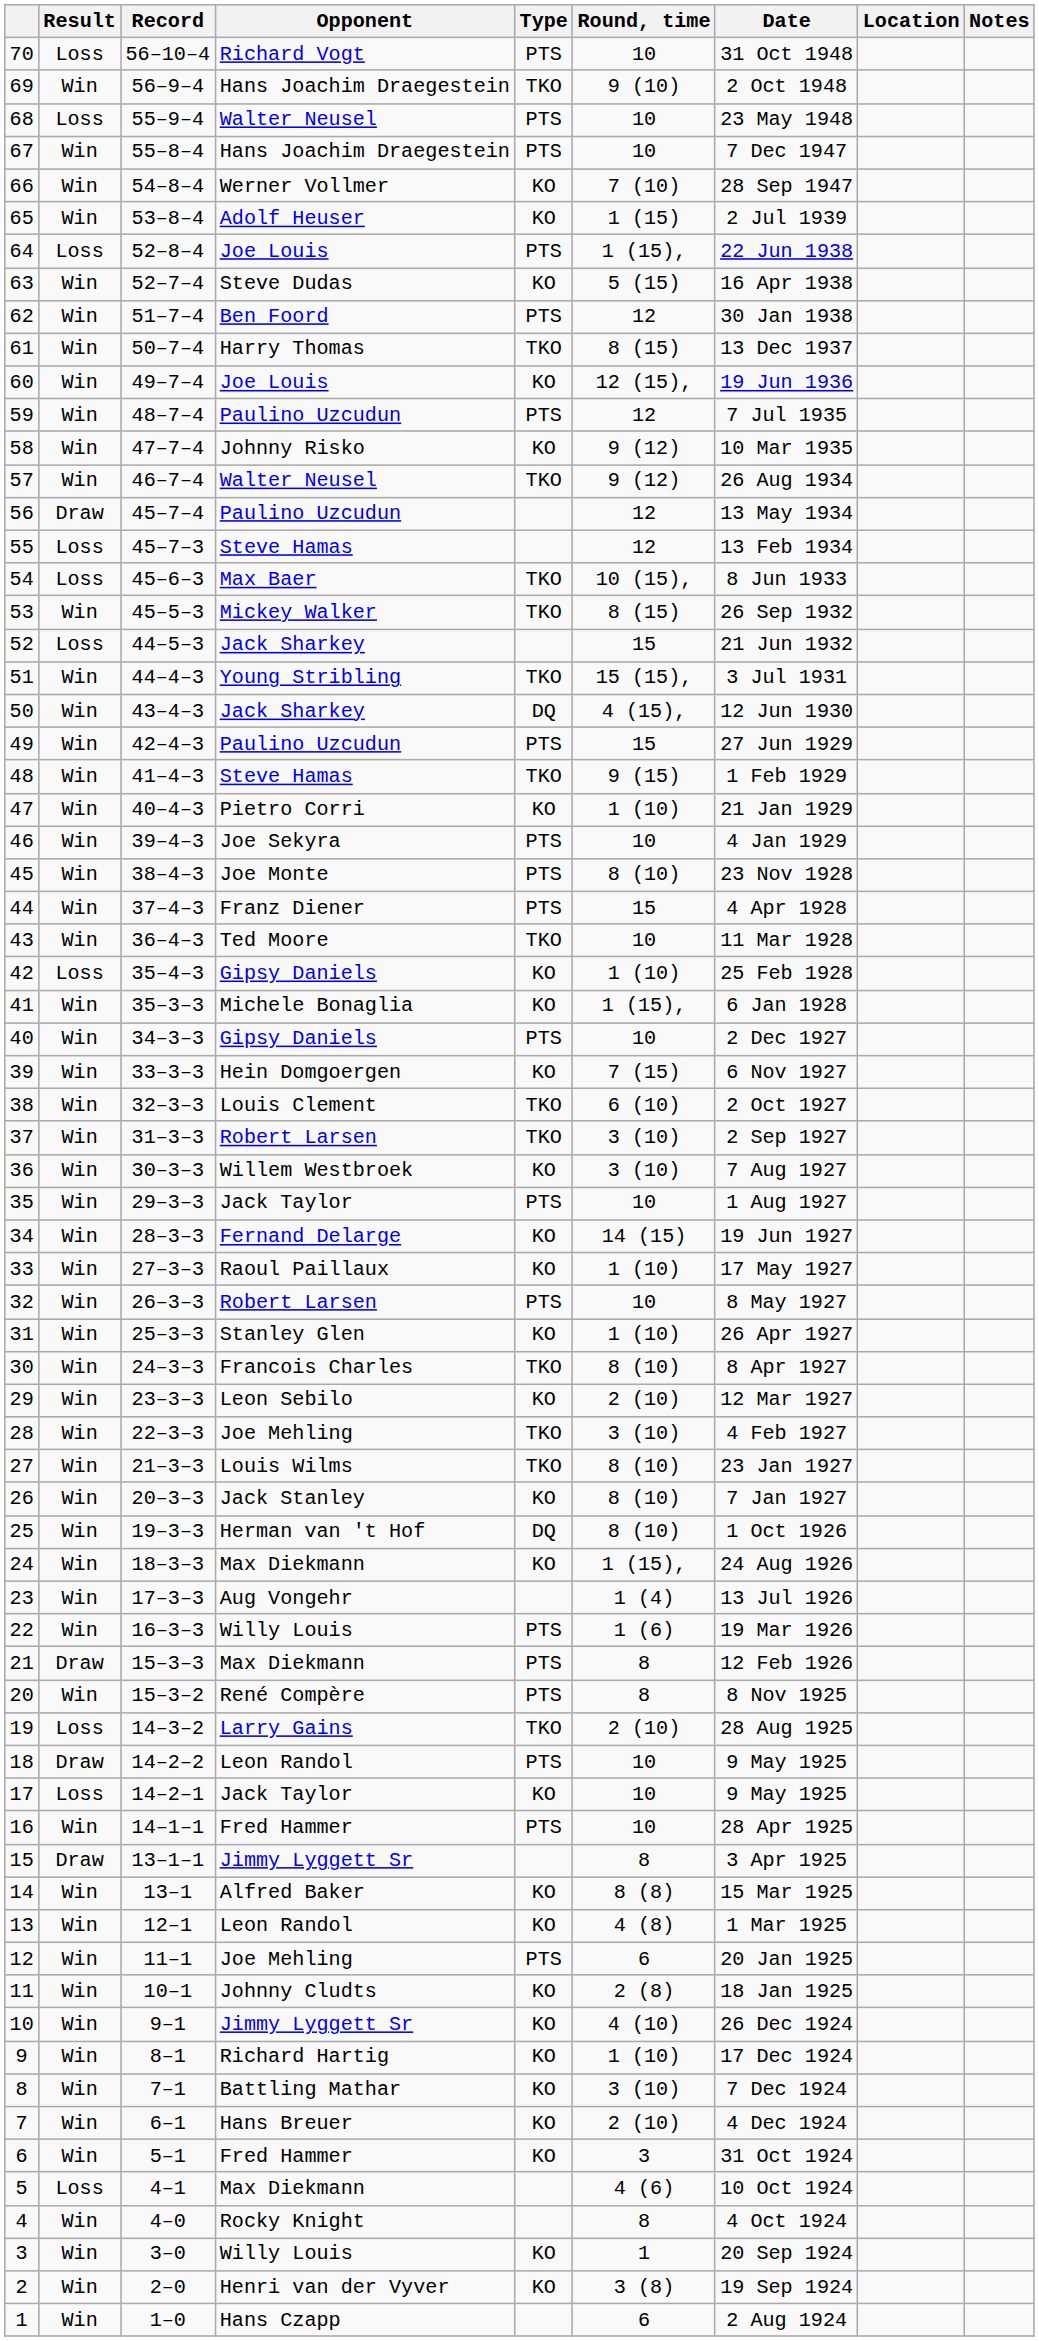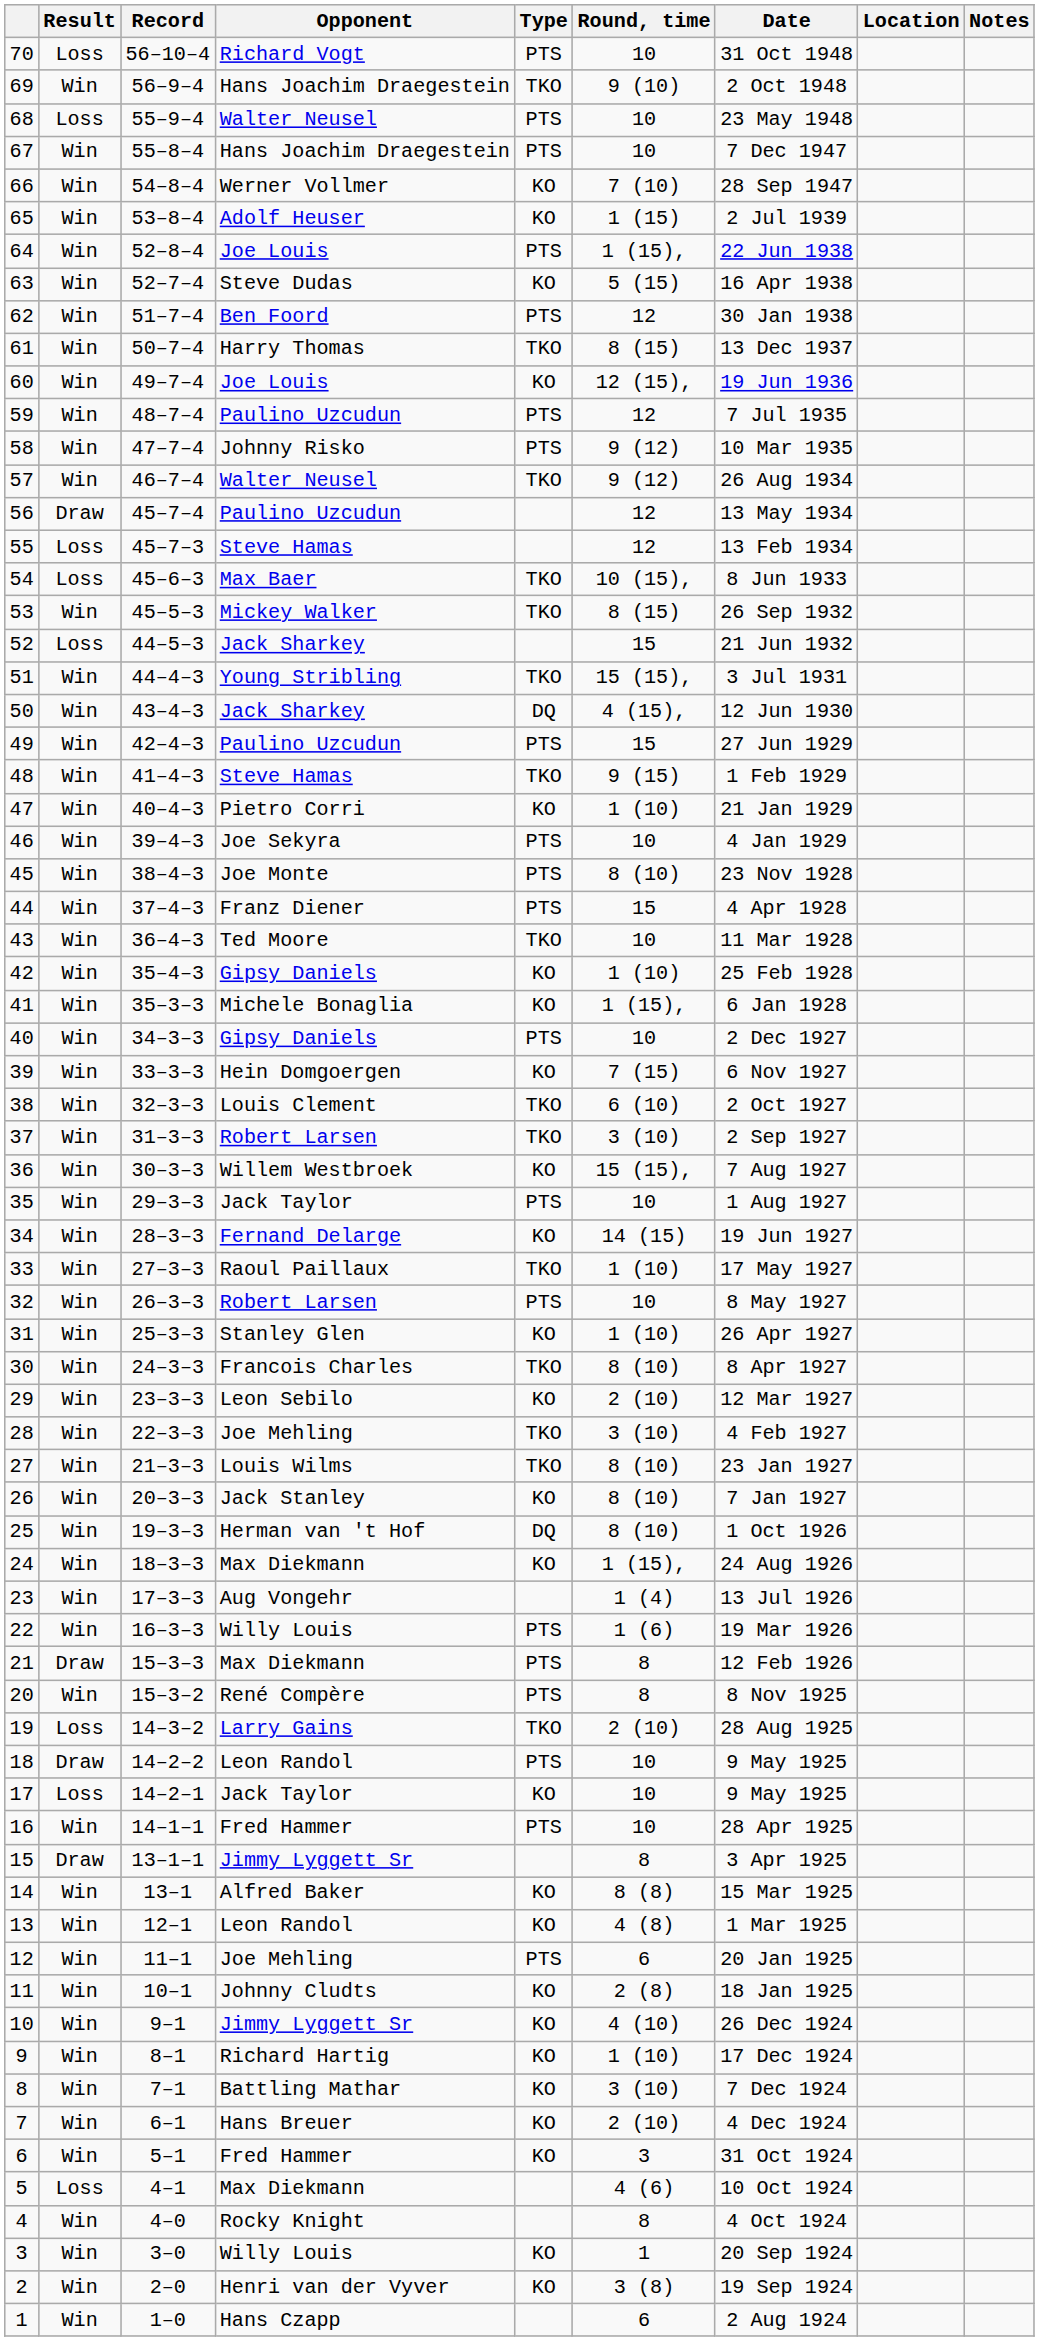(80, 251) Loss -> (80, 251) Win
(544, 448) KO -> (544, 448) PTS
(80, 974) Loss -> (80, 974) Win
(644, 1171) 3 (10) -> (644, 1171) 15 (15),
(544, 1269) KO -> (544, 1269) TKO
